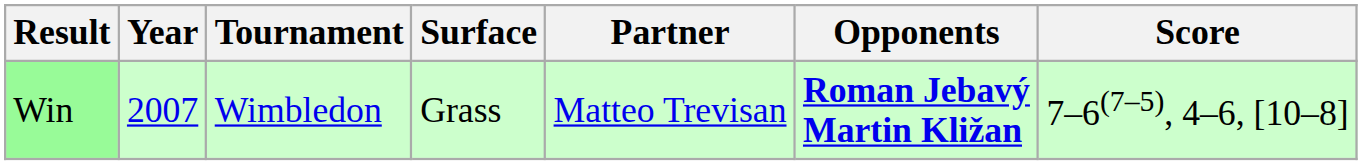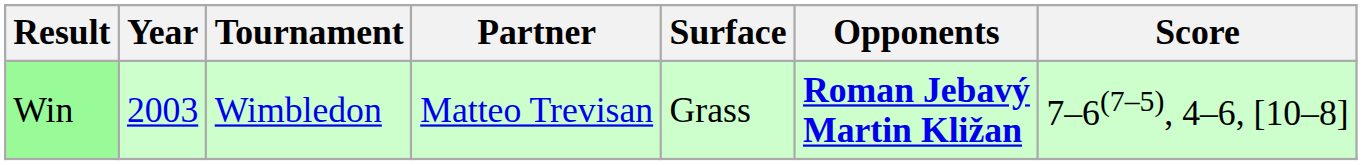columns swapped: (479, 32) <-> (670, 32)
(163, 109) 2007 -> (163, 109) 2003
